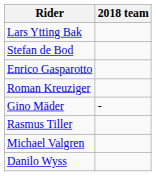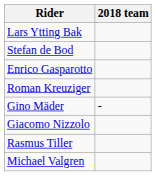+ row: (48, 124)
- row: (37, 161)
